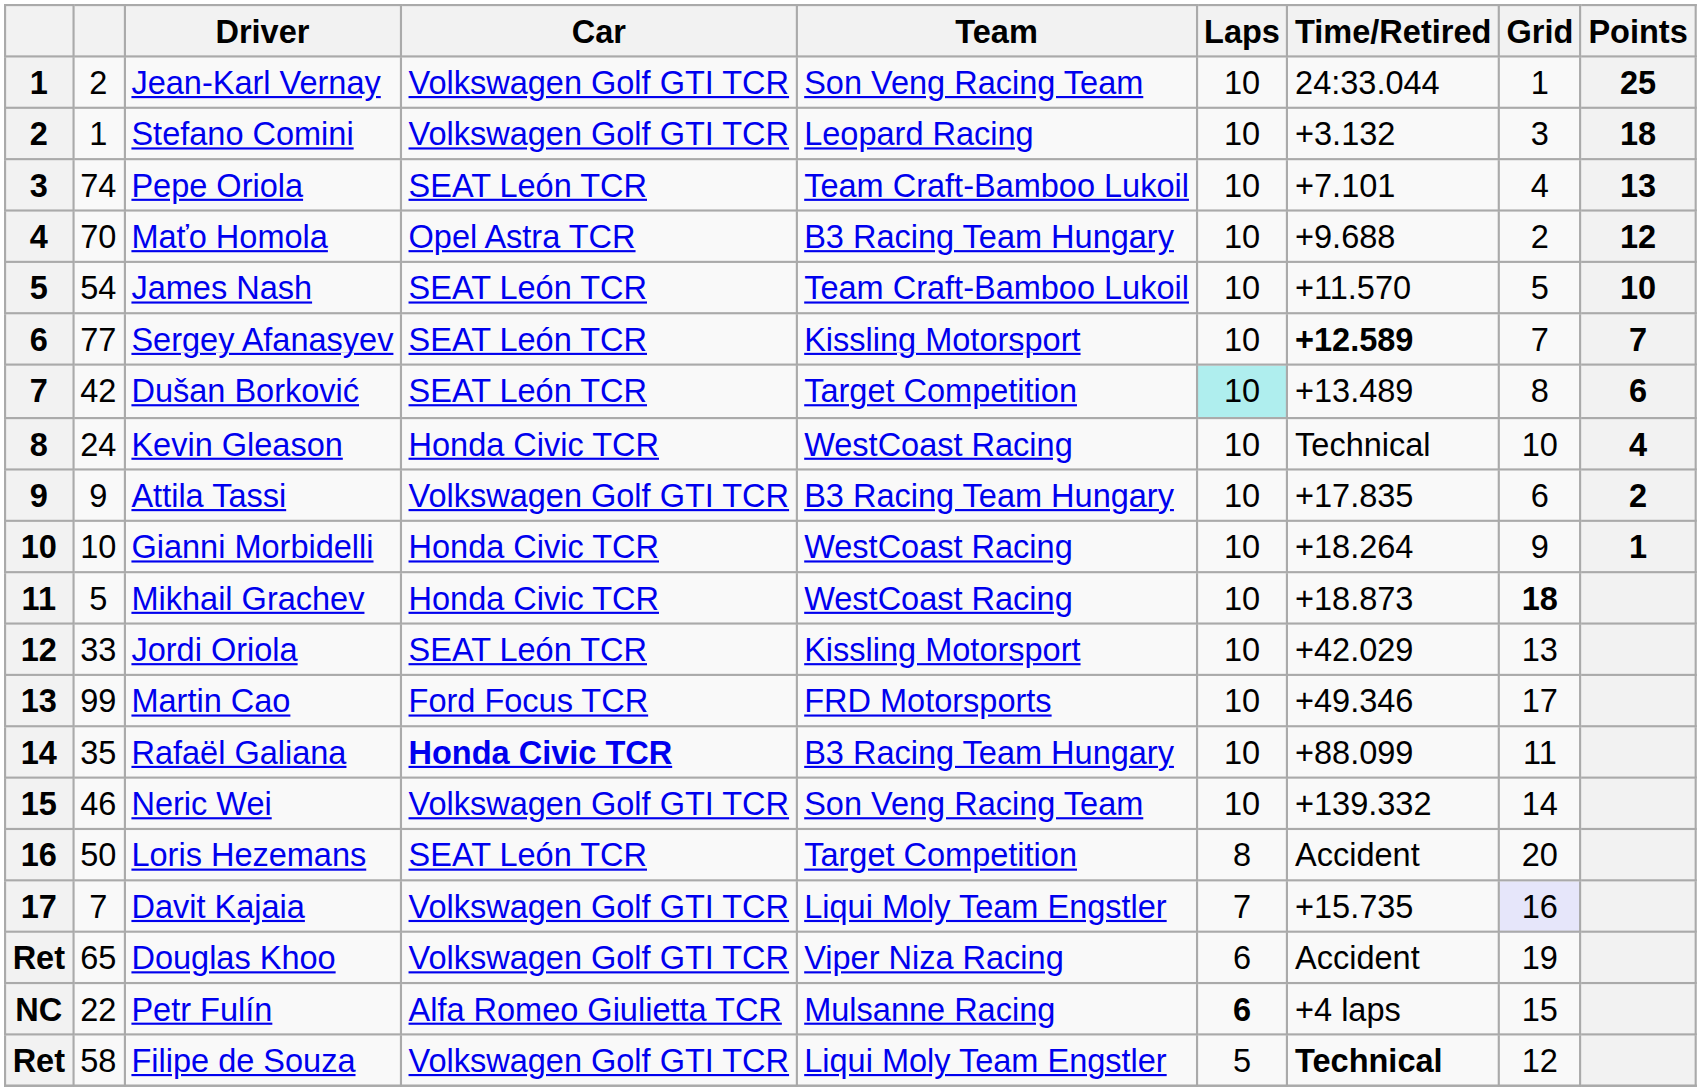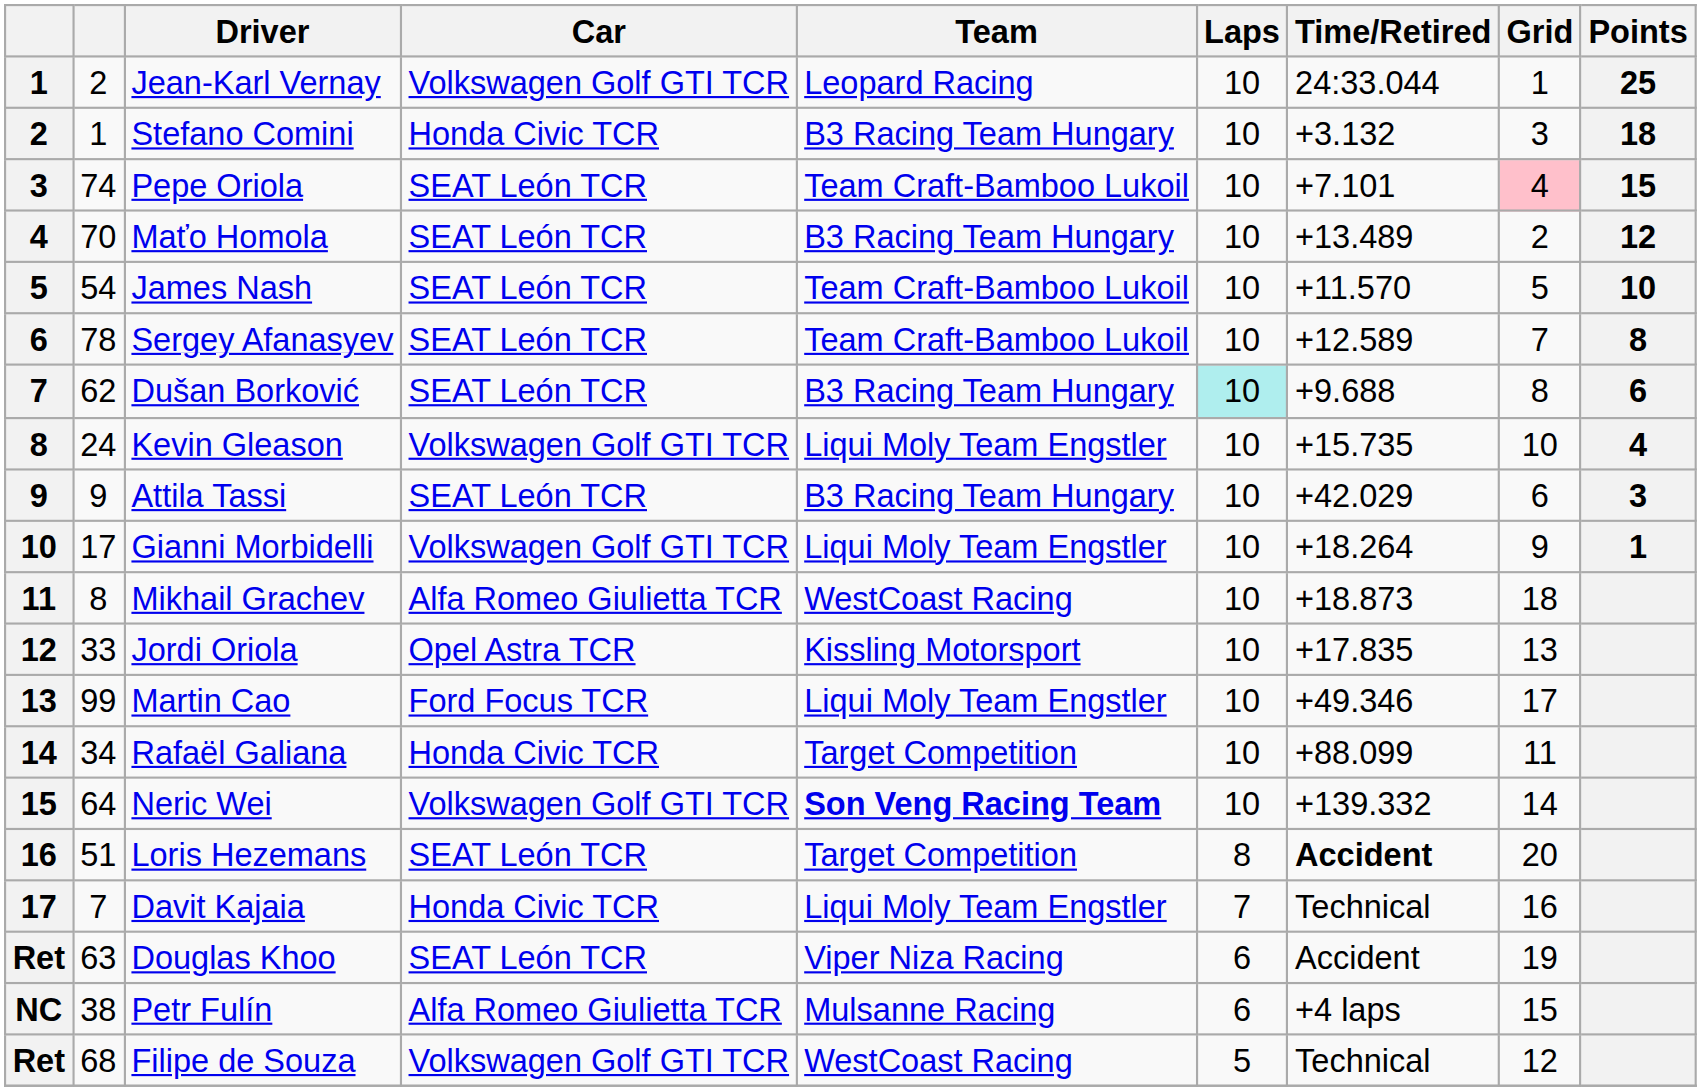(974, 82) Son Veng Racing Team -> (919, 82) Leopard Racing
(599, 134) Volkswagen Golf GTI TCR -> (534, 134) Honda Civic TCR
(919, 134) Leopard Racing -> (989, 134) B3 Racing Team Hungary
(1540, 185) no background -> (1540, 185) pink background
(1638, 185) 13 -> (1638, 185) 15
(522, 237) Opel Astra TCR -> (528, 237) SEAT León TCR
(1345, 237) +9.688 -> (1354, 237) +13.489
(98, 340) 77 -> (98, 340) 78
(942, 340) Kissling Motorsport -> (997, 340) Team Craft-Bamboo Lukoil
(1354, 340) bold -> (1354, 340) normal
(1638, 340) 7 -> (1638, 340) 8
(98, 391) 42 -> (98, 391) 62
(941, 391) Target Competition -> (989, 391) B3 Racing Team Hungary
(1354, 391) +13.489 -> (1345, 391) +9.688
(534, 443) Honda Civic TCR -> (599, 443) Volkswagen Golf GTI TCR
(938, 443) WestCoast Racing -> (985, 443) Liqui Moly Team Engstler
(1363, 443) Technical -> (1354, 443) +15.735
(599, 494) Volkswagen Golf GTI TCR -> (528, 494) SEAT León TCR
(1354, 494) +17.835 -> (1354, 494) +42.029
(1638, 494) 2 -> (1638, 494) 3
(98, 546) 10 -> (98, 546) 17
(534, 546) Honda Civic TCR -> (599, 546) Volkswagen Golf GTI TCR
(938, 546) WestCoast Racing -> (985, 546) Liqui Moly Team Engstler
(98, 597) 5 -> (98, 597) 8
(534, 597) Honda Civic TCR -> (595, 597) Alfa Romeo Giulietta TCR
(1540, 597) bold -> (1540, 597) normal
(528, 649) SEAT León TCR -> (522, 649) Opel Astra TCR
(1354, 649) +42.029 -> (1354, 649) +17.835
(928, 700) FRD Motorsports -> (985, 700) Liqui Moly Team Engstler
(98, 752) 35 -> (98, 752) 34
(540, 752) bold -> (534, 752) normal
(989, 752) B3 Racing Team Hungary -> (941, 752) Target Competition
(98, 803) 46 -> (98, 803) 64
(974, 803) normal -> (983, 803) bold
(98, 855) 50 -> (98, 855) 51
(1357, 855) normal -> (1364, 855) bold
(599, 906) Volkswagen Golf GTI TCR -> (534, 906) Honda Civic TCR
(1354, 906) +15.735 -> (1363, 906) Technical
(1540, 906) lavender background -> (1540, 906) no background
(98, 958) 65 -> (98, 958) 63
(599, 958) Volkswagen Golf GTI TCR -> (528, 958) SEAT León TCR
(98, 1009) 22 -> (98, 1009) 38
(1242, 1009) bold -> (1242, 1009) normal
(98, 1061) 58 -> (98, 1061) 68
(985, 1061) Liqui Moly Team Engstler -> (938, 1061) WestCoast Racing
(1369, 1061) bold -> (1363, 1061) normal
